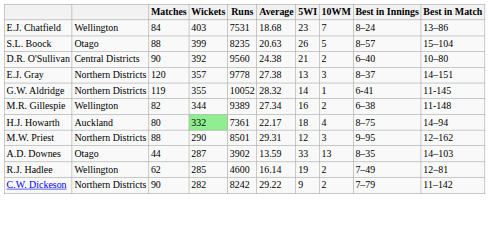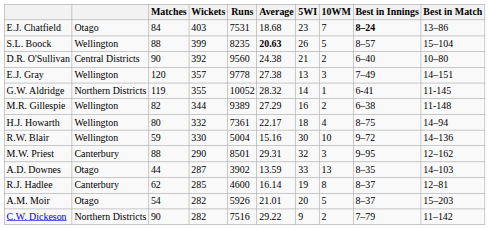(96, 28) Wellington -> (87, 28) Otago
(365, 28) normal -> (365, 28) bold
(87, 43) Otago -> (96, 43) Wellington
(270, 43) normal -> (270, 43) bold
(110, 75) Northern Districts -> (96, 75) Wellington
(365, 75) 8–37 -> (365, 75) 7–49
(270, 106) 27.34 -> (270, 106) 27.29
(94, 122) Auckland -> (96, 122) Wellington
(199, 122) lightgreen background -> (199, 122) no background
+ row: (28, 138)
(110, 138) Northern Districts -> (97, 153) Canterbury
(303, 138) 12 -> (303, 153) 32
(96, 169) Wellington -> (97, 185) Canterbury
(324, 169) 2 -> (324, 185) 8
(365, 169) 7–49 -> (365, 185) 8–37
+ row: (28, 201)
(240, 185) 8242 -> (240, 216) 7516
